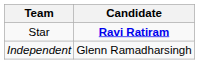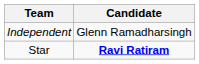rows swapped: (39, 31) <-> (39, 50)
